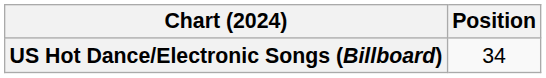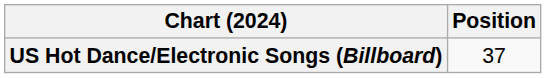(494, 55) 34 -> (494, 55) 37
